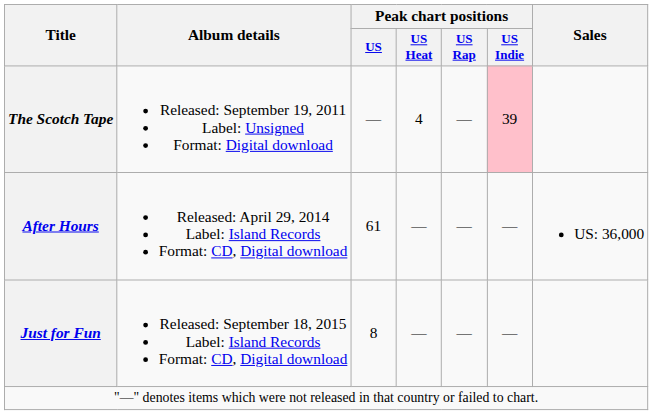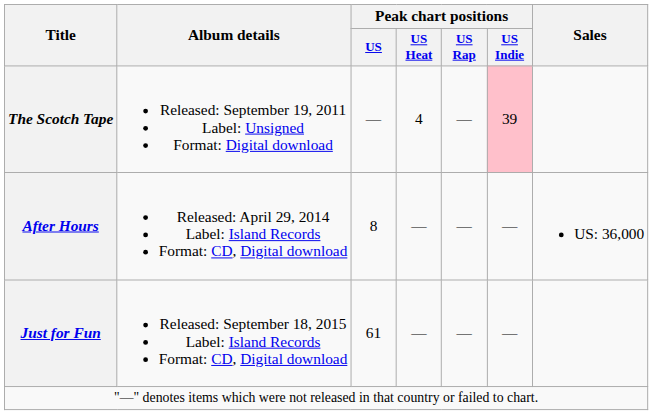(374, 226) 61 -> (374, 226) 8
(374, 333) 8 -> (374, 333) 61
